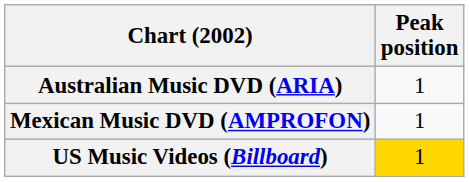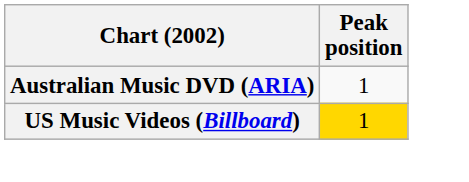- row: (190, 120)
